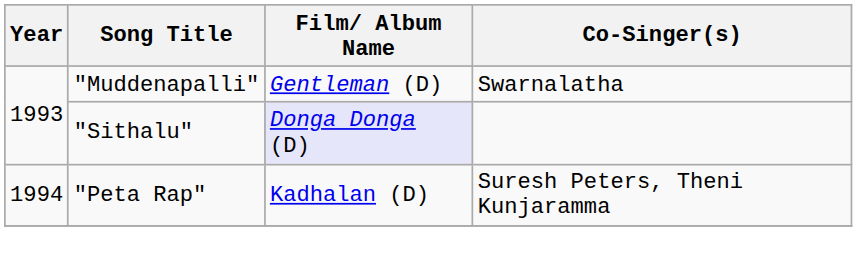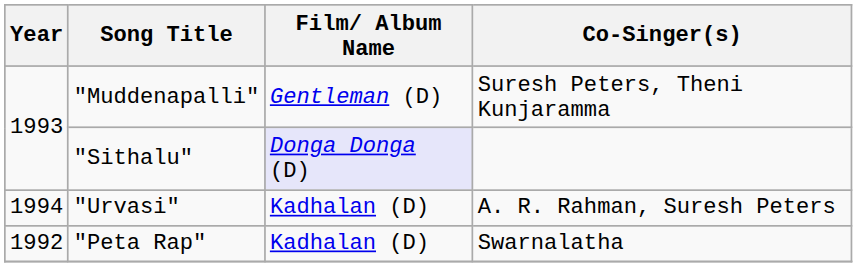(551, 84) Swarnalatha -> (610, 97) Suresh Peters, Theni Kunjaramma
+ row: (127, 207)
(37, 195) 1994 -> (37, 243) 1992
(610, 195) Suresh Peters, Theni Kunjaramma -> (551, 243) Swarnalatha
